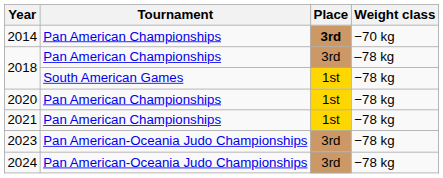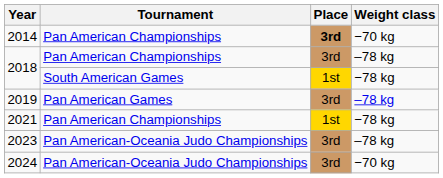+ row: (22, 99)
- row: (22, 99)
(374, 141) −78 kg -> (374, 141) –78 kg
(374, 162) −78 kg -> (374, 162) −70 kg
